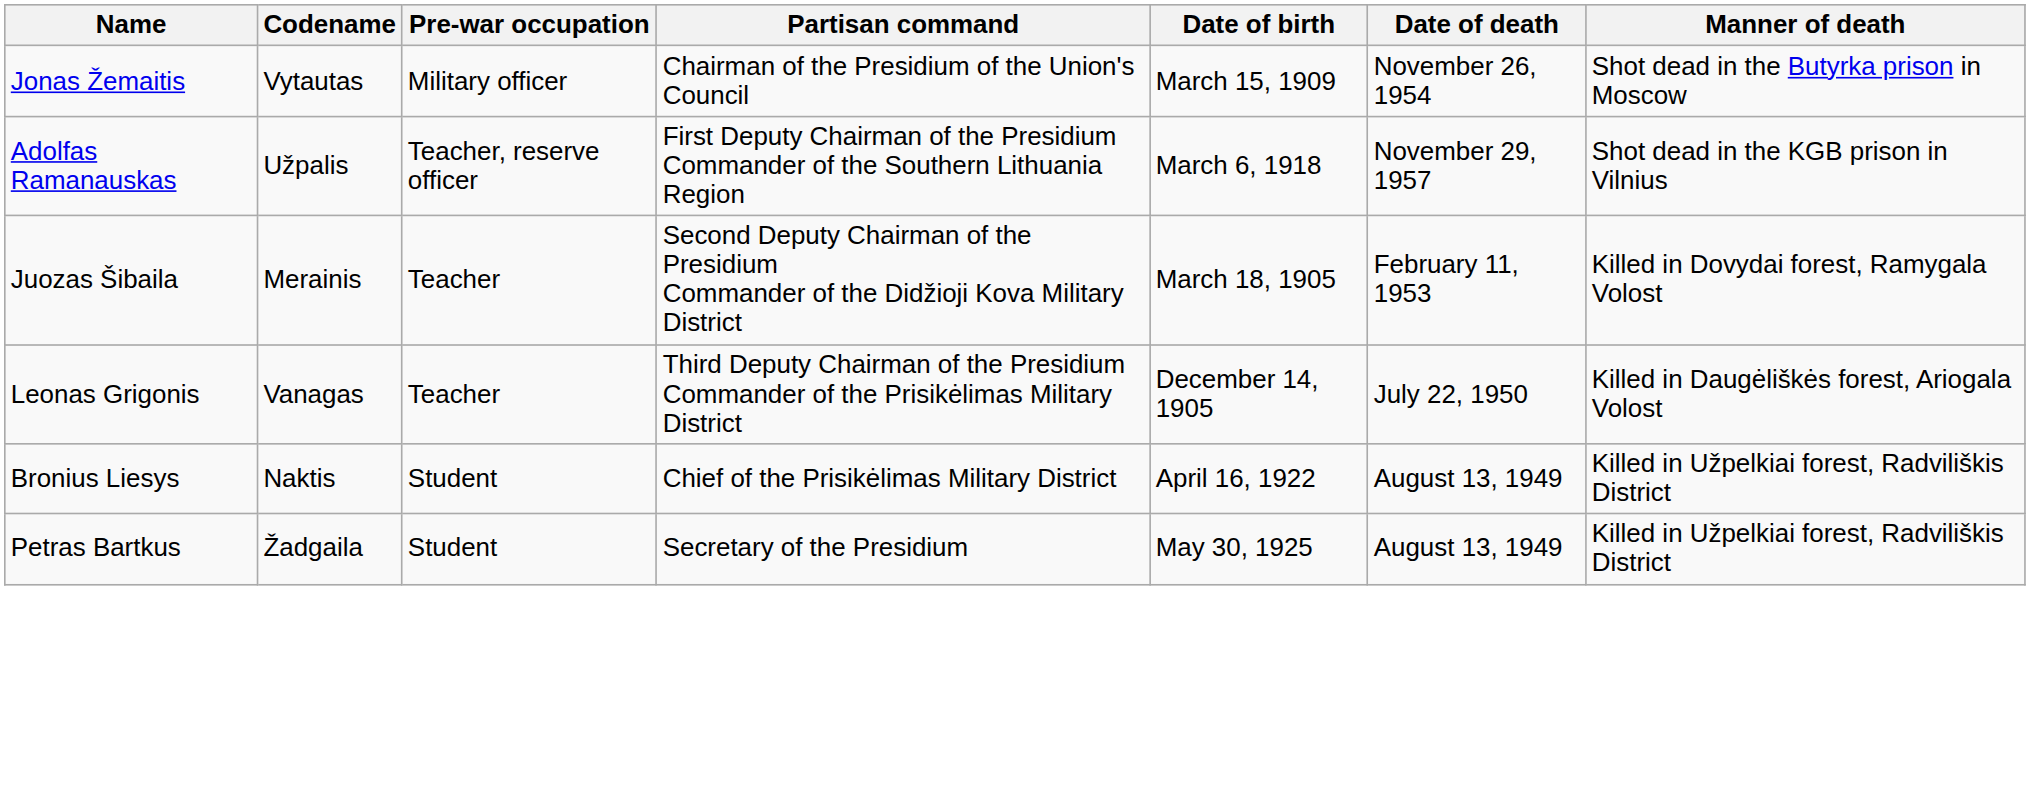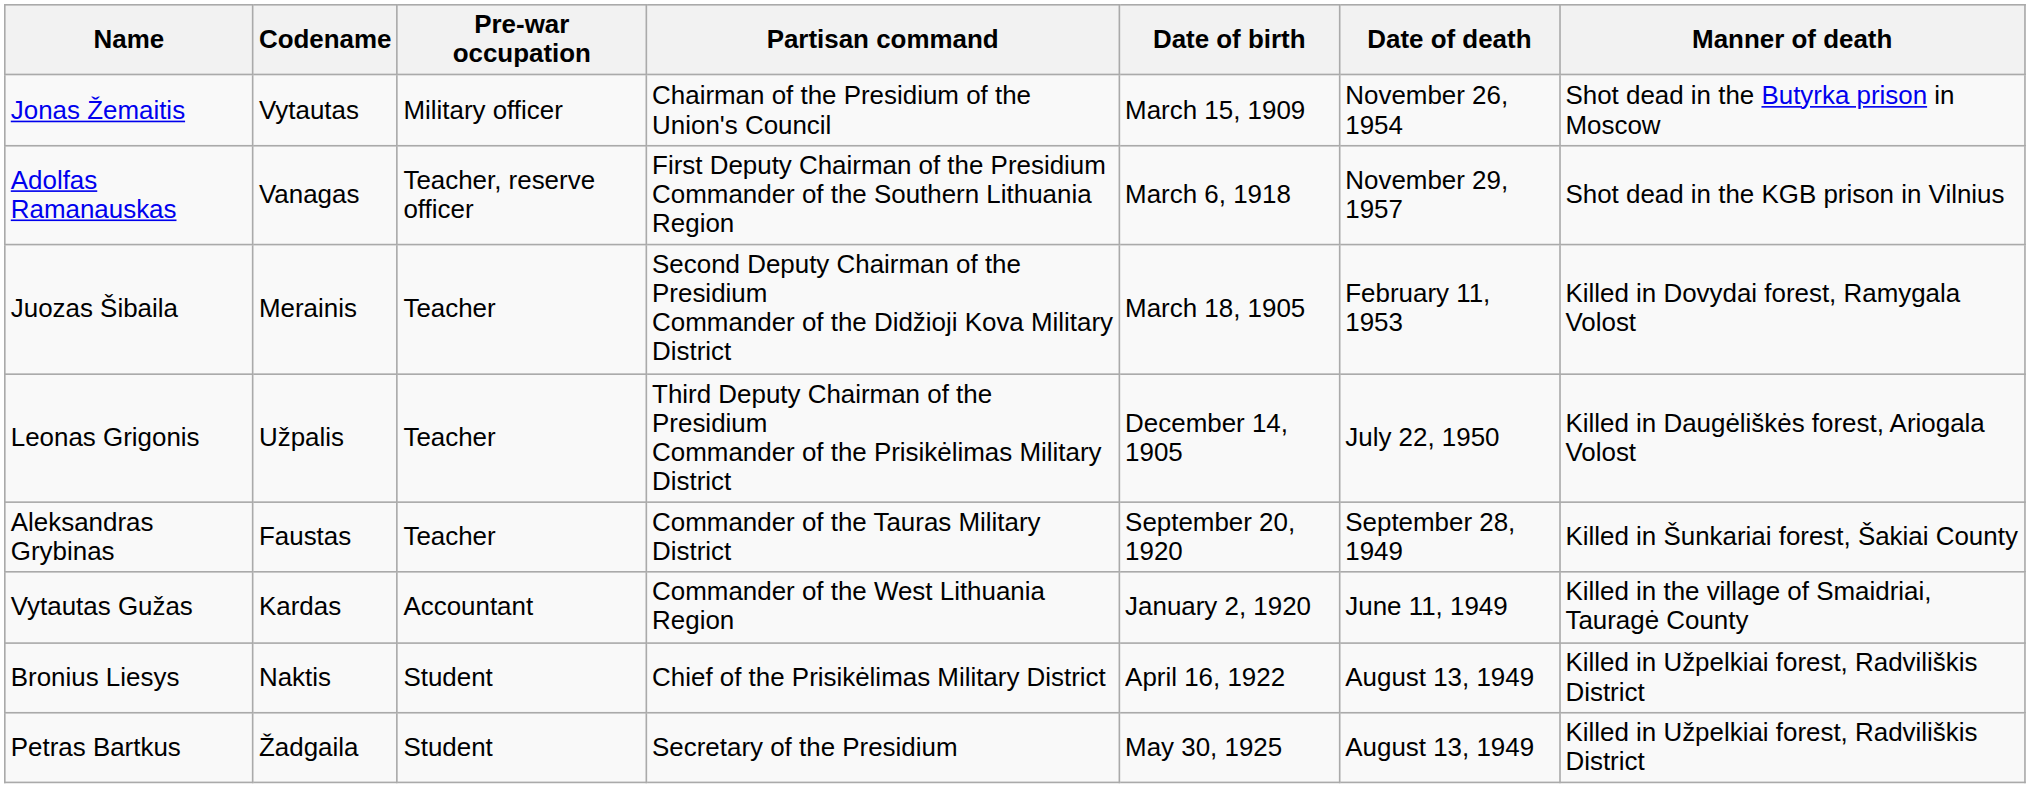(306, 165) Užpalis -> (309, 194) Vanagas
(314, 393) Vanagas -> (301, 437) Užpalis
+ row: (82, 536)
+ row: (102, 607)
